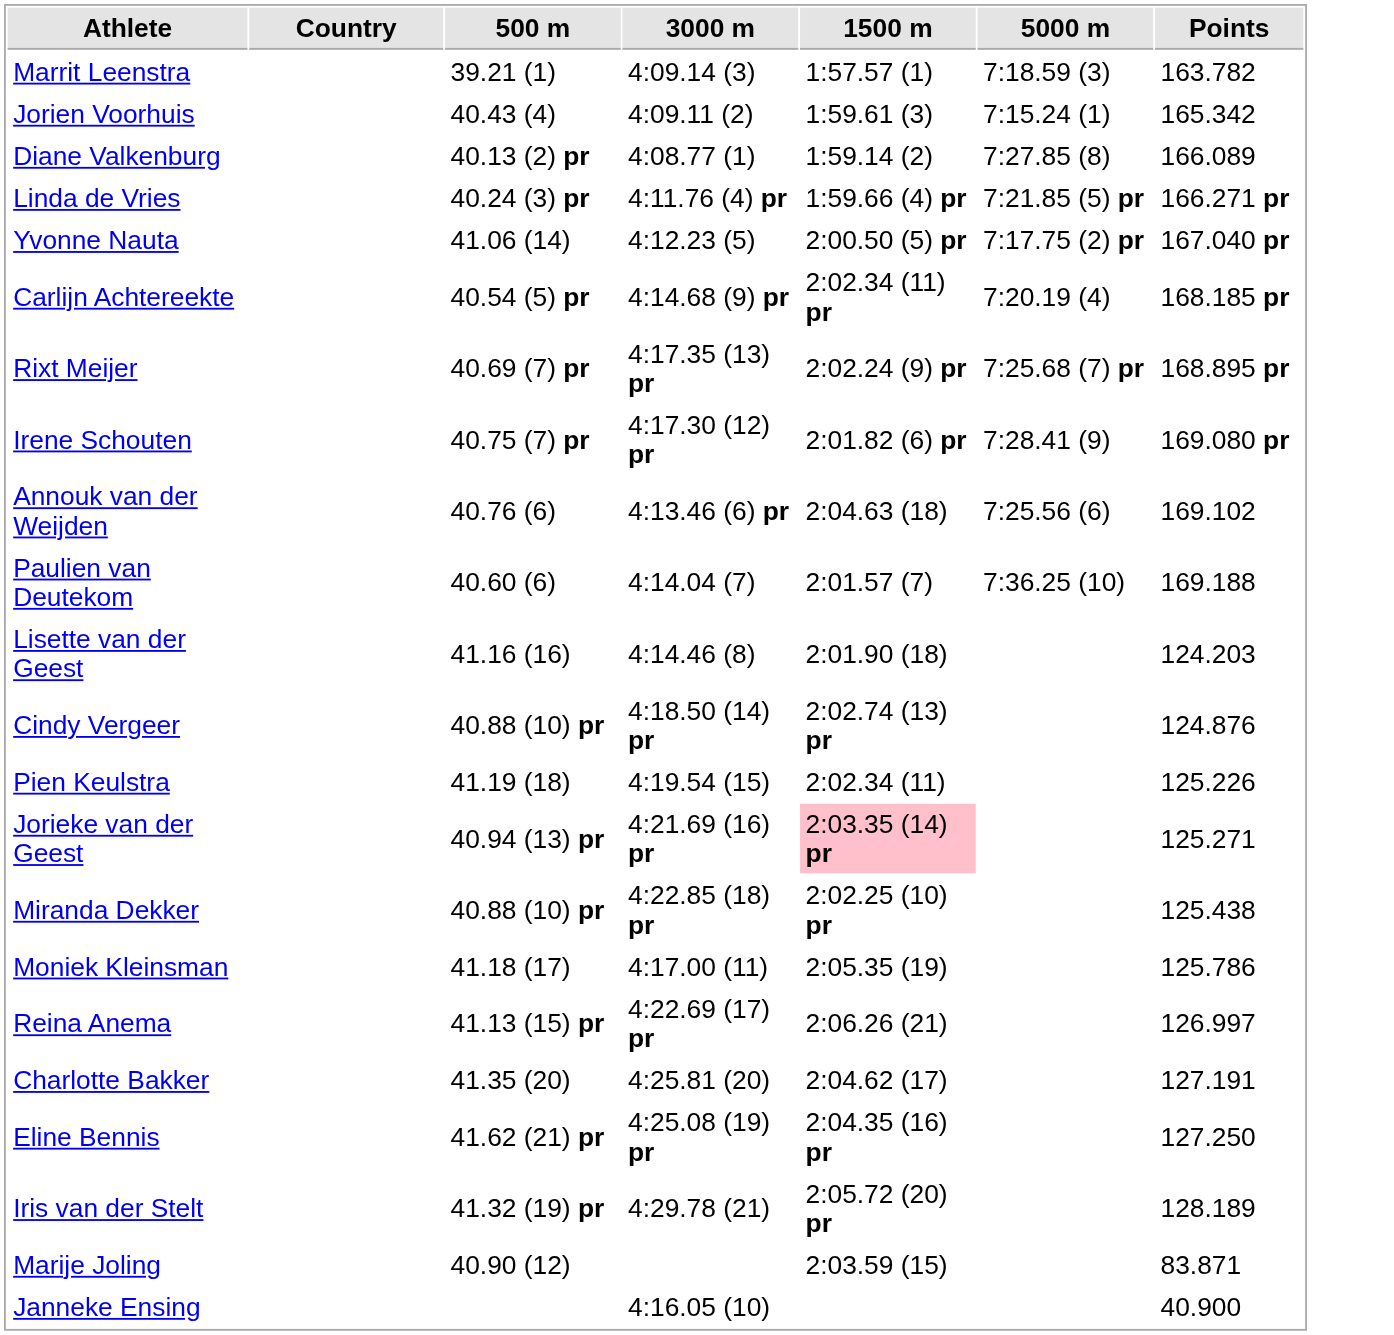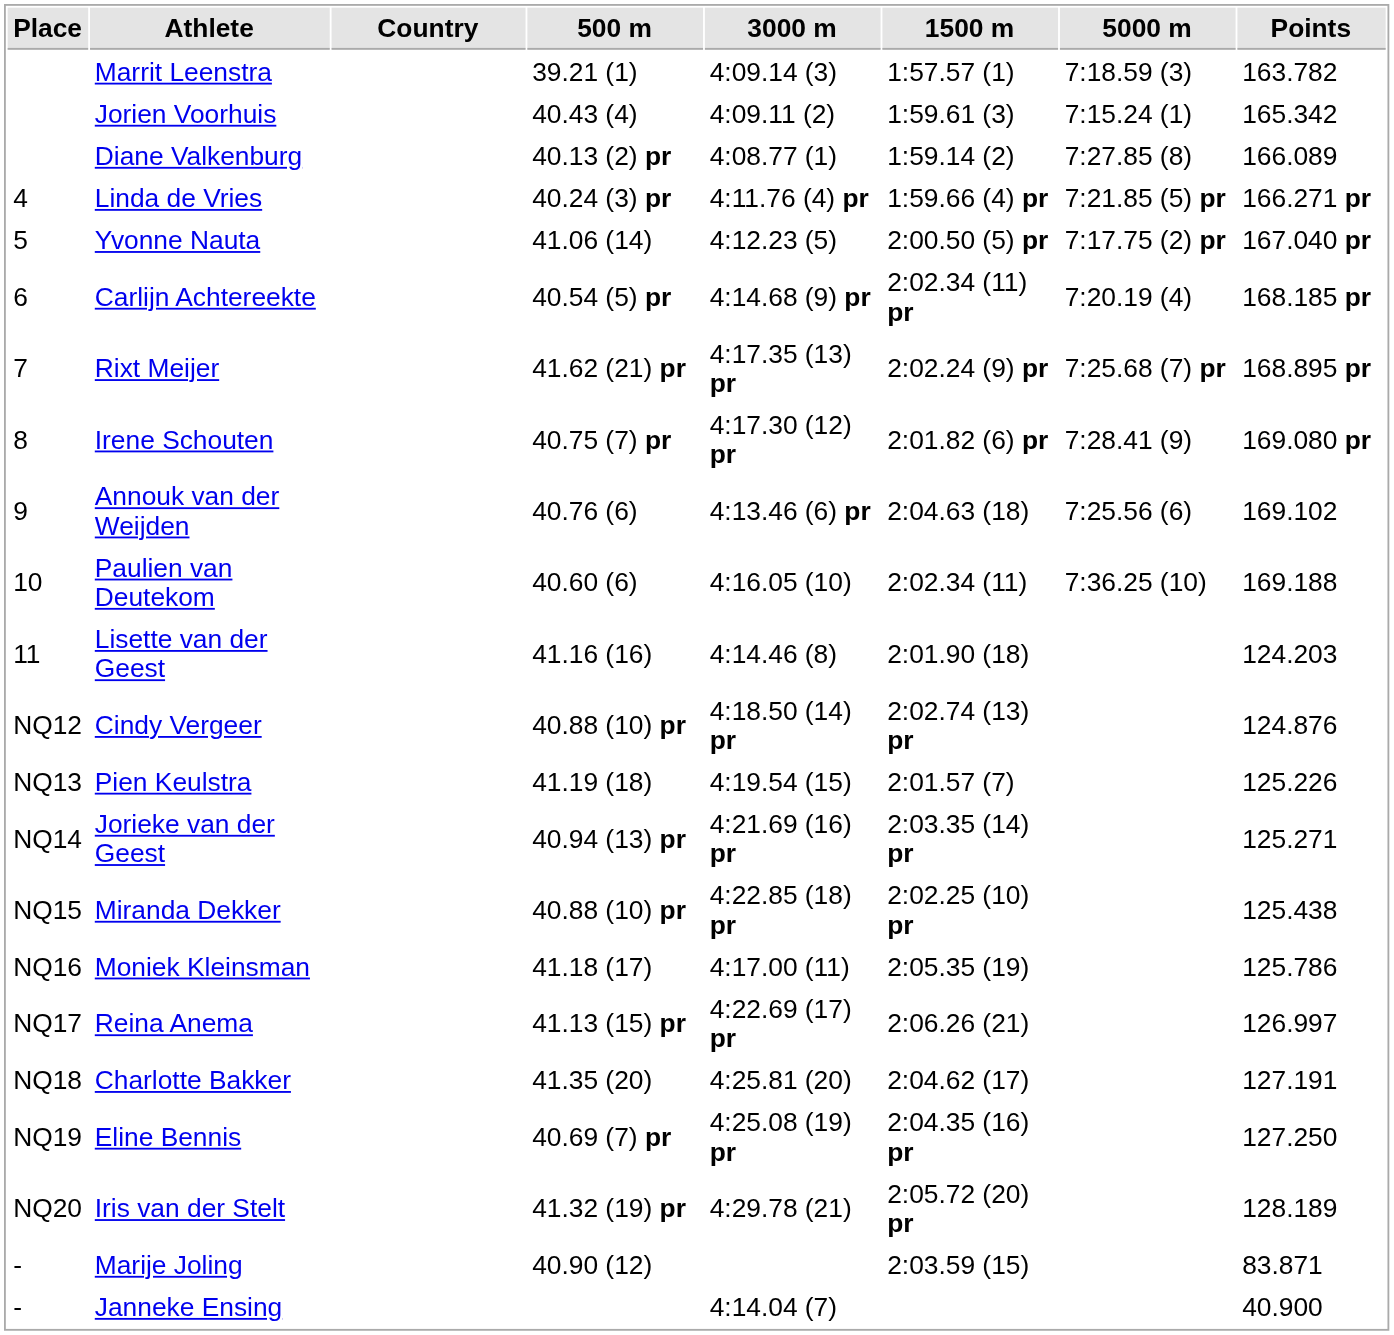+ column: (48, 28)
(520, 368) 40.69 (7) pr -> (609, 368) 41.62 (21) pr
(692, 582) 4:14.04 (7) -> (781, 582) 4:16.05 (10)
(869, 582) 2:01.57 (7) -> (957, 582) 2:02.34 (11)
(876, 782) 2:02.34 (11) -> (951, 782) 2:01.57 (7)
(877, 838) pink background -> (958, 838) no background
(527, 1137) 41.62 (21) pr -> (602, 1137) 40.69 (7) pr
(699, 1307) 4:16.05 (10) -> (773, 1307) 4:14.04 (7)
